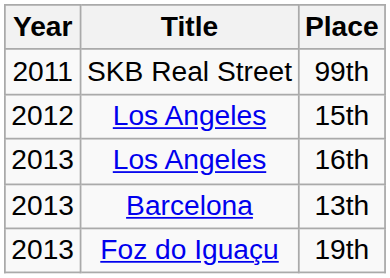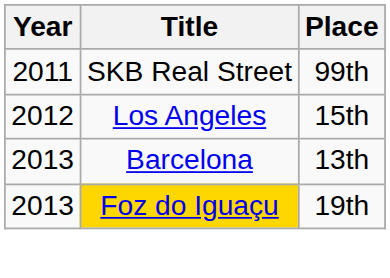- row: (342, 160)
(190, 250) no background -> (190, 205) gold background
